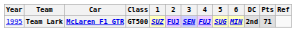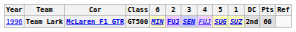columns swapped: (158, 10) <-> (236, 10)
(14, 21) 1995 -> (14, 21) 1996
(205, 21) bold -> (205, 21) normal
(268, 21) 71 -> (268, 21) 60
